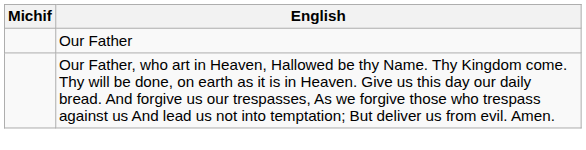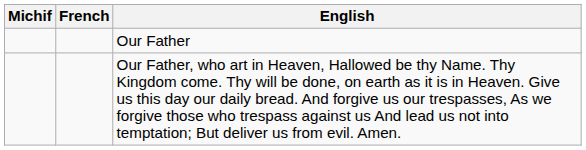+ column: (84, 16)
